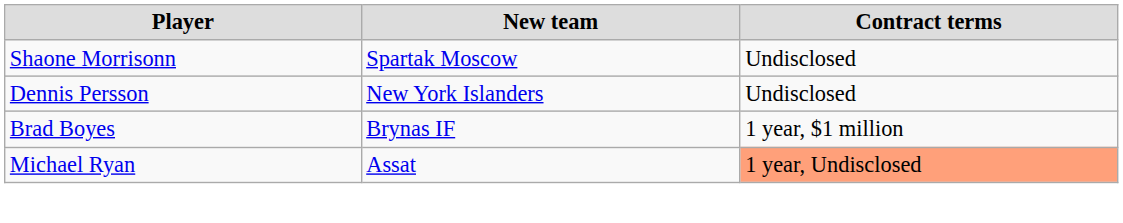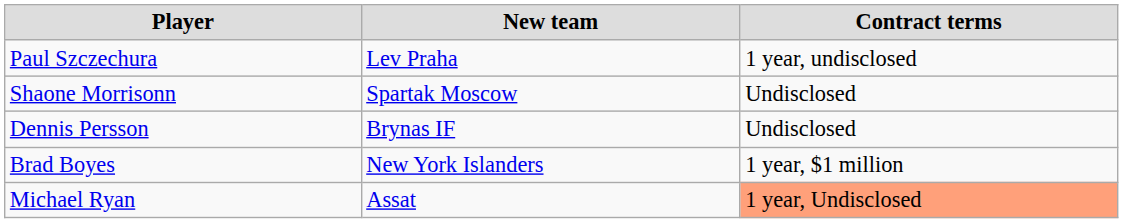+ row: (84, 57)
(455, 93) New York Islanders -> (411, 128) Brynas IF
(411, 128) Brynas IF -> (455, 164) New York Islanders
